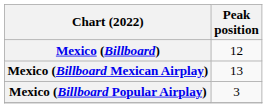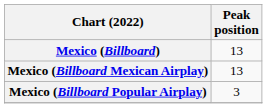(237, 50) 12 -> (237, 50) 13
